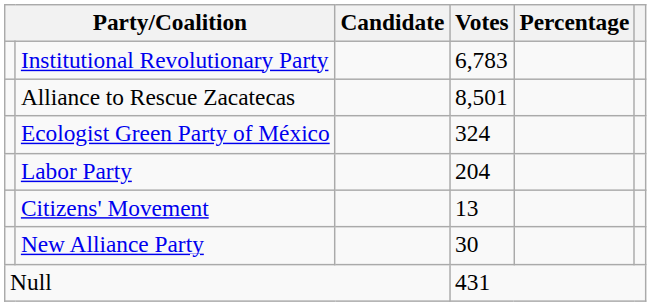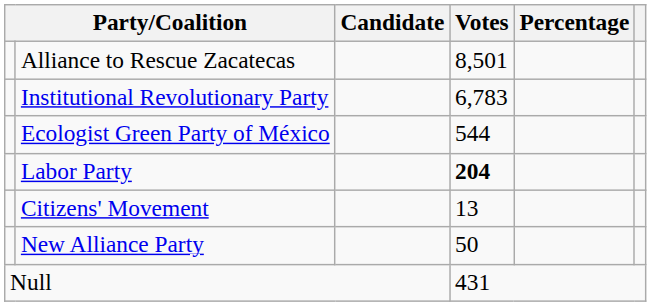rows swapped: (158, 97) <-> (175, 60)
(473, 134) 324 -> (473, 134) 544
(473, 171) normal -> (473, 171) bold
(467, 245) 30 -> (467, 245) 50
